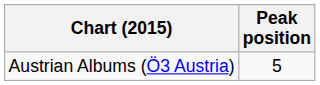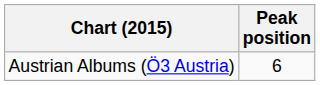(277, 66) 5 -> (277, 66) 6
